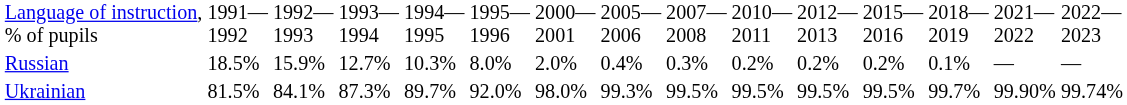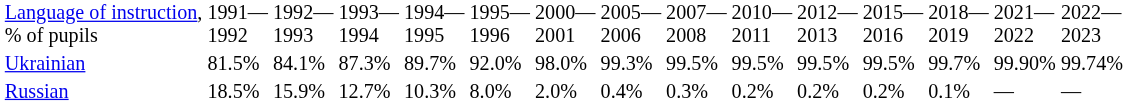rows swapped: (45, 91) <-> (37, 63)
